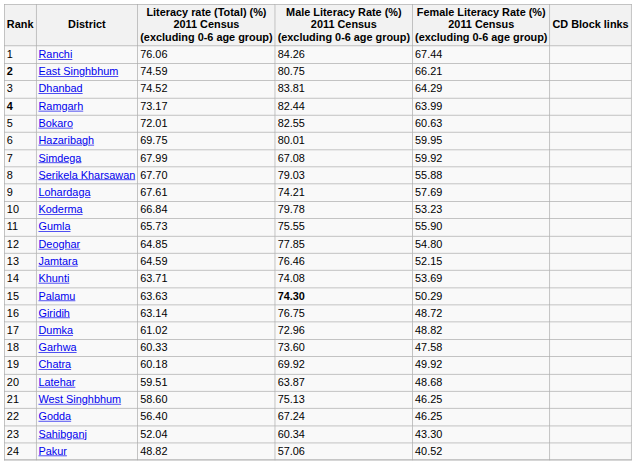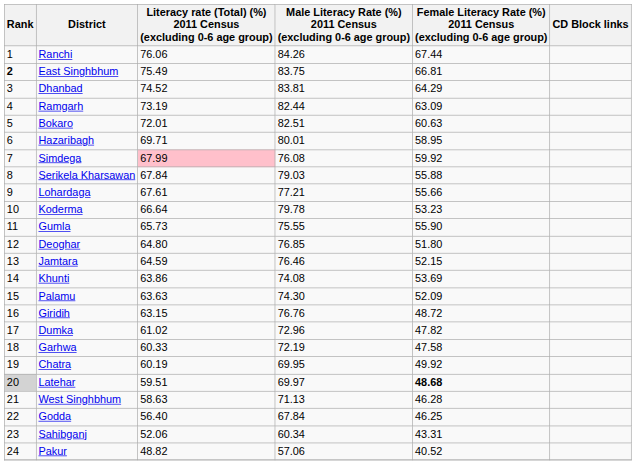(154, 72) 74.59 -> (154, 72) 75.49
(291, 72) 80.75 -> (291, 72) 83.75
(429, 72) 66.21 -> (429, 72) 66.81
(10, 106) bold -> (10, 106) normal
(154, 106) 73.17 -> (154, 106) 73.19
(429, 106) 63.99 -> (429, 106) 63.09
(291, 123) 82.55 -> (291, 123) 82.51
(154, 141) 69.75 -> (154, 141) 69.71
(429, 141) 59.95 -> (429, 141) 58.95
(154, 158) no background -> (154, 158) pink background
(291, 158) 67.08 -> (291, 158) 76.08
(154, 175) 67.70 -> (154, 175) 67.84
(291, 192) 74.21 -> (291, 192) 77.21
(429, 192) 57.69 -> (429, 192) 55.66
(154, 210) 66.84 -> (154, 210) 66.64
(154, 244) 64.85 -> (154, 244) 64.80
(291, 244) 77.85 -> (291, 244) 76.85
(429, 244) 54.80 -> (429, 244) 51.80
(154, 279) 63.71 -> (154, 279) 63.86
(291, 296) bold -> (291, 296) normal
(429, 296) 50.29 -> (429, 296) 52.09
(154, 313) 63.14 -> (154, 313) 63.15
(291, 313) 76.75 -> (291, 313) 76.76
(429, 330) 48.82 -> (429, 330) 47.82
(291, 348) 73.60 -> (291, 348) 72.19
(154, 365) 60.18 -> (154, 365) 60.19
(291, 365) 69.92 -> (291, 365) 69.95
(13, 382) no background -> (13, 382) lightgrey background
(291, 382) 63.87 -> (291, 382) 69.97
(429, 382) normal -> (429, 382) bold
(154, 399) 58.60 -> (154, 399) 58.63
(291, 399) 75.13 -> (291, 399) 71.13
(429, 399) 46.25 -> (429, 399) 46.28
(291, 417) 67.24 -> (291, 417) 67.84
(154, 434) 52.04 -> (154, 434) 52.06
(429, 434) 43.30 -> (429, 434) 43.31
